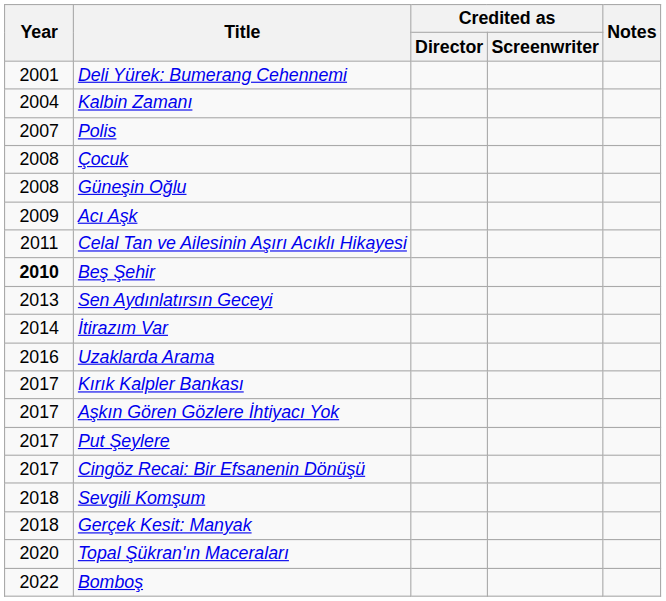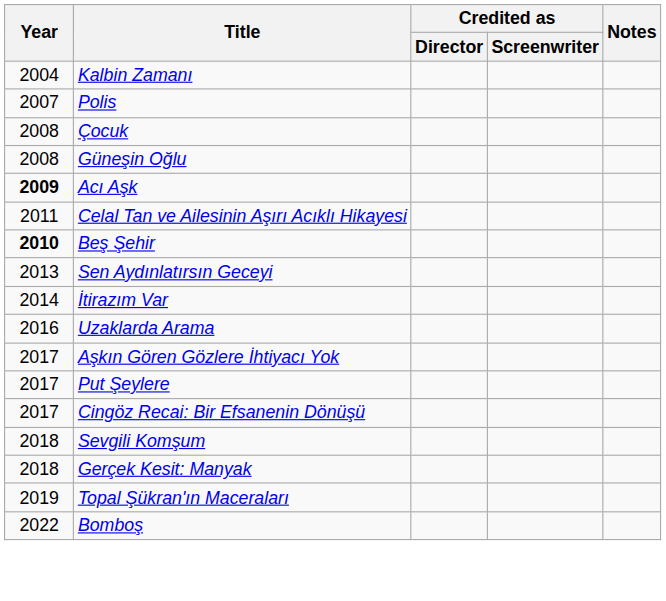- row: (212, 74)
(39, 215) normal -> (39, 187) bold
- row: (161, 384)
(39, 553) 2020 -> (39, 497) 2019
